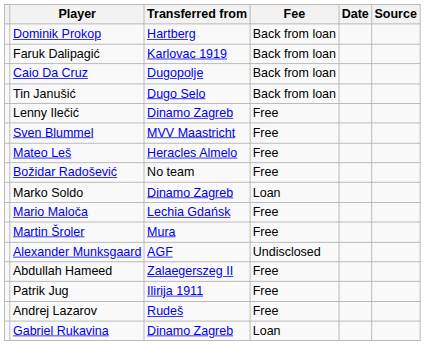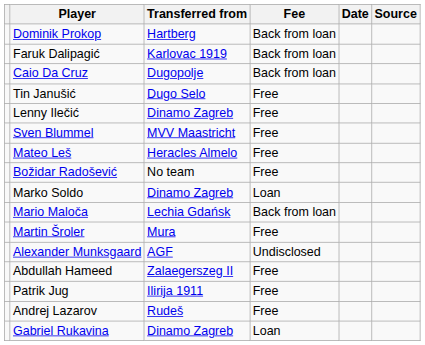(294, 93) Back from loan -> (266, 93) Free
(266, 212) Free -> (294, 212) Back from loan
